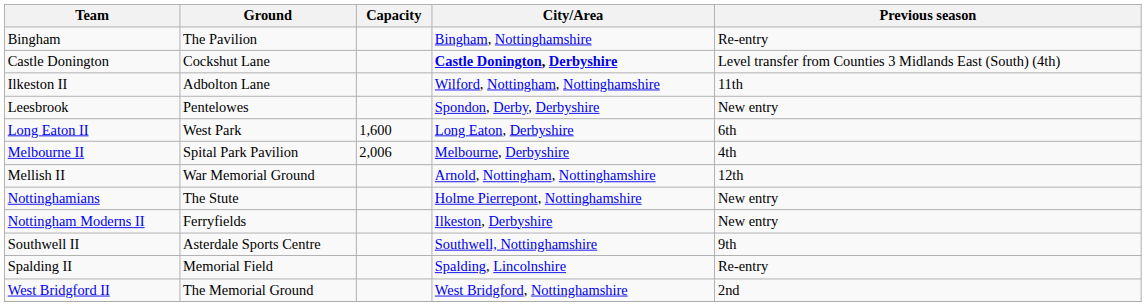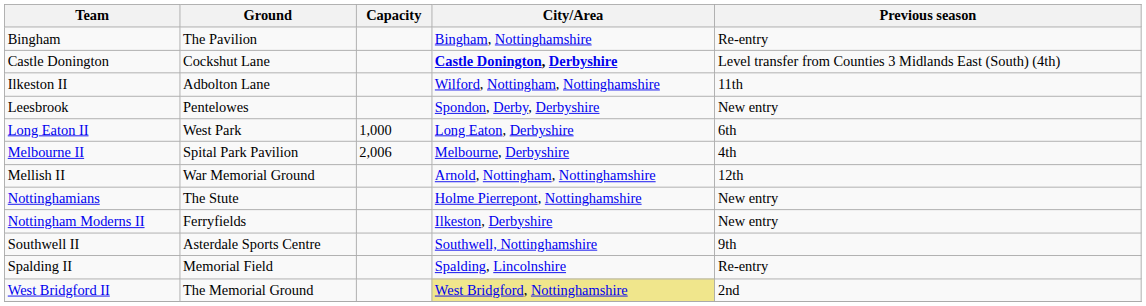(375, 130) 1,600 -> (375, 130) 1,000
(531, 289) no background -> (531, 289) khaki background
